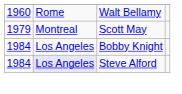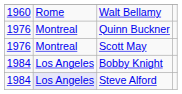+ row: (134, 30)
(19, 30) 1979 -> (19, 47) 1976
